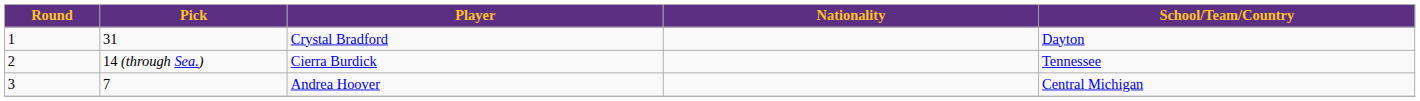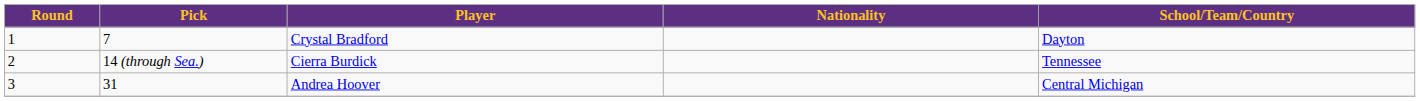(110, 38) 31 -> (107, 38) 7
(107, 84) 7 -> (110, 84) 31
